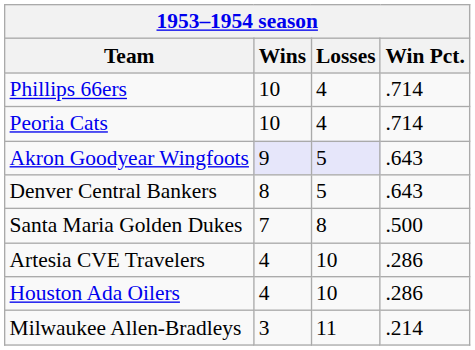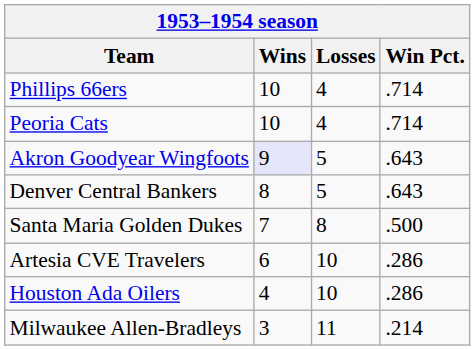(321, 157) lavender background -> (321, 157) no background
(264, 259) 4 -> (264, 259) 6
